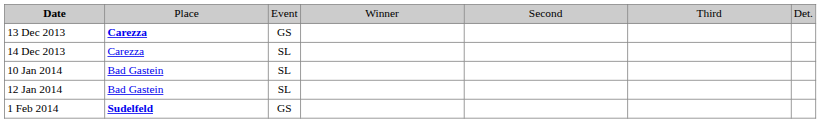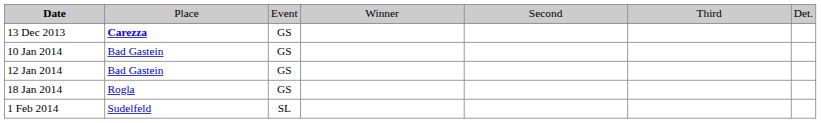- row: (36, 51)
(284, 70) SL -> (284, 51) GS
(284, 89) SL -> (284, 70) GS
+ row: (35, 89)
(130, 108) bold -> (129, 108) normal
(284, 108) GS -> (284, 108) SL
